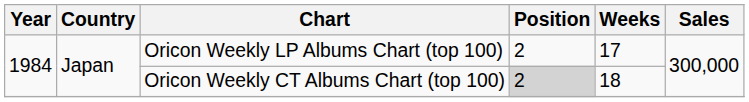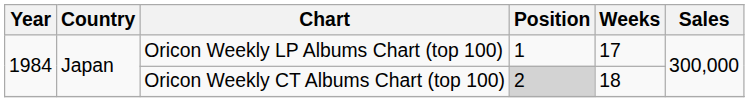(519, 50) 2 -> (519, 50) 1
